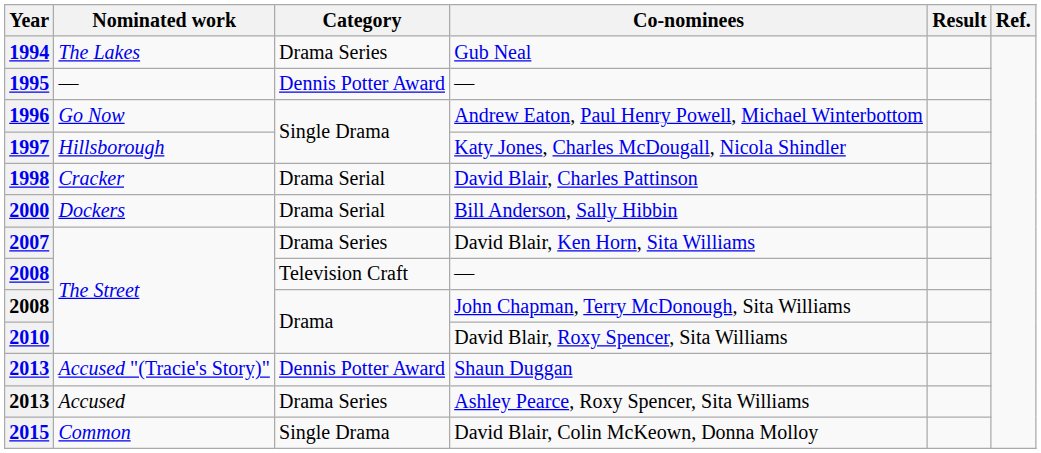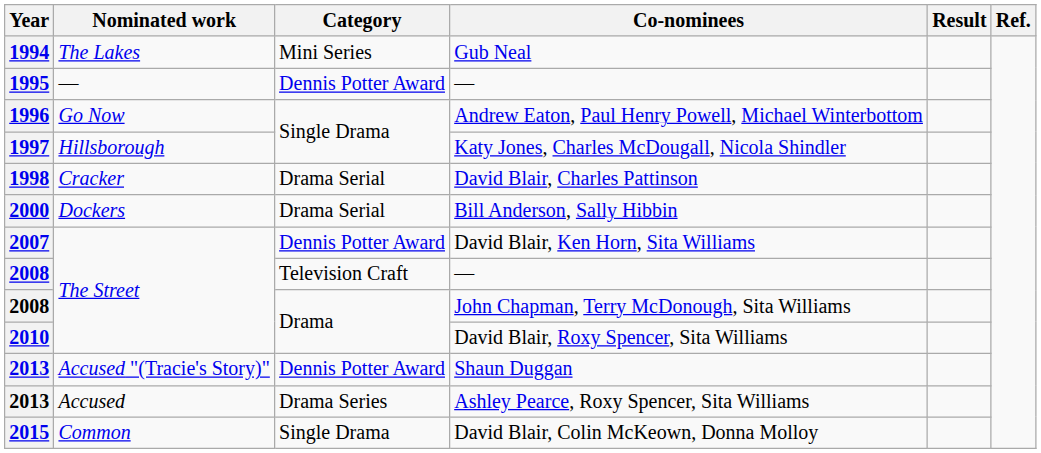(333, 52) Drama Series -> (325, 52) Mini Series
(333, 242) Drama Series -> (362, 242) Dennis Potter Award
